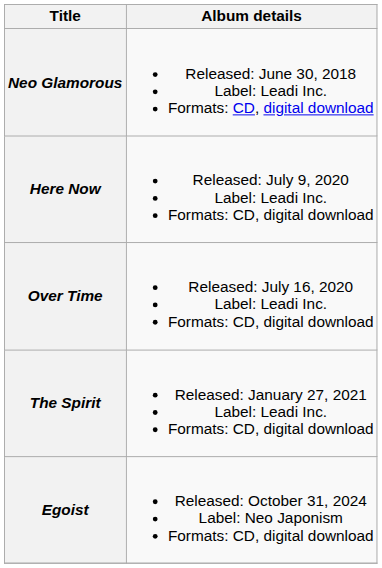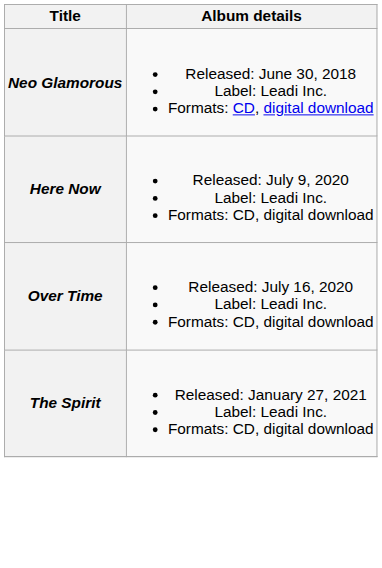- row: (65, 509)
